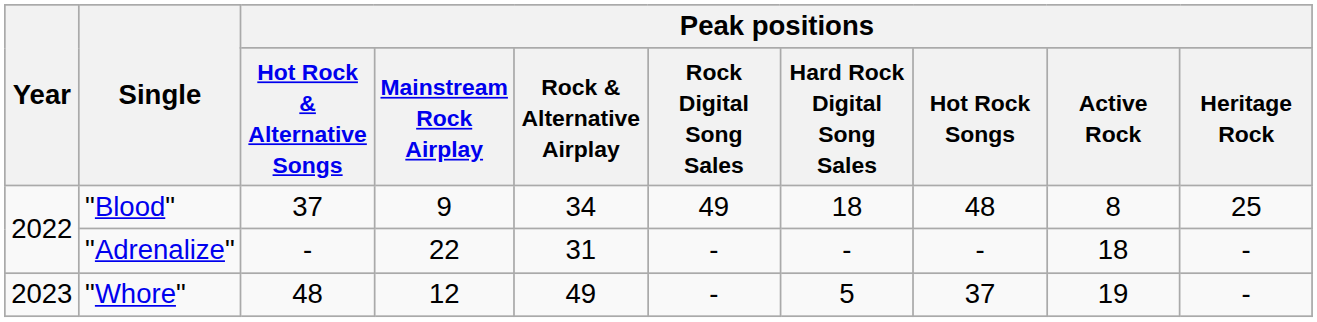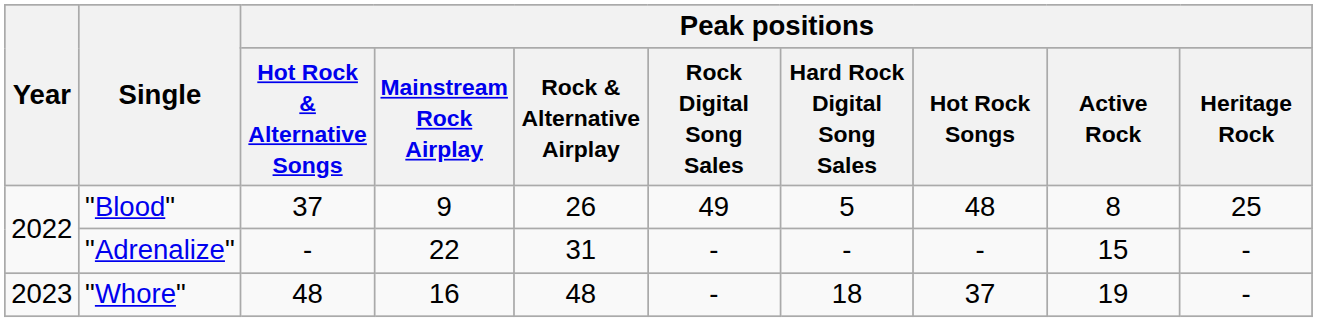(581, 206) 34 -> (581, 206) 26
(847, 206) 18 -> (847, 206) 5
(1113, 250) 18 -> (1113, 250) 15
(444, 293) 12 -> (444, 293) 16
(581, 293) 49 -> (581, 293) 48
(847, 293) 5 -> (847, 293) 18
